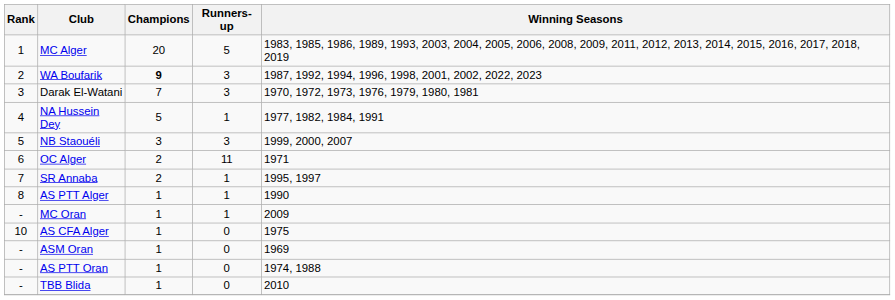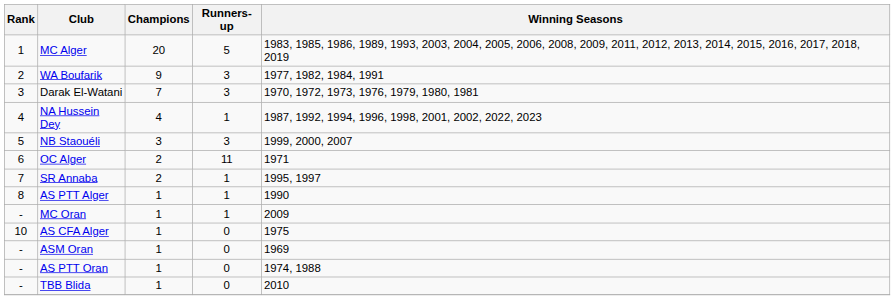(159, 75) bold -> (159, 75) normal
(403, 75) 1987, 1992, 1994, 1996, 1998, 2001, 2002, 2022, 2023 -> (324, 75) 1977, 1982, 1984, 1991
(159, 117) 5 -> (159, 117) 4
(324, 117) 1977, 1982, 1984, 1991 -> (403, 117) 1987, 1992, 1994, 1996, 1998, 2001, 2002, 2022, 2023
